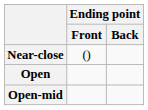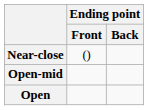rows swapped: (36, 94) <-> (36, 74)
